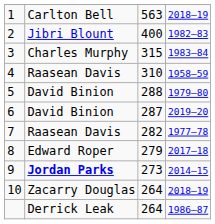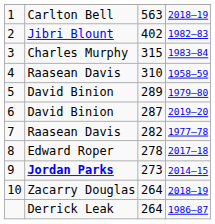(152, 34) 400 -> (152, 34) 402
(152, 92) 288 -> (152, 92) 289
(152, 151) 279 -> (152, 151) 278
